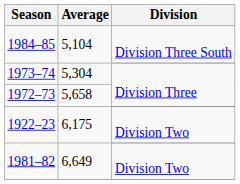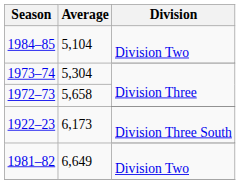(173, 52) Division Three South -> (152, 52) Division Two
(77, 124) 6,175 -> (77, 124) 6,173
(152, 132) Division Two -> (173, 132) Division Three South
